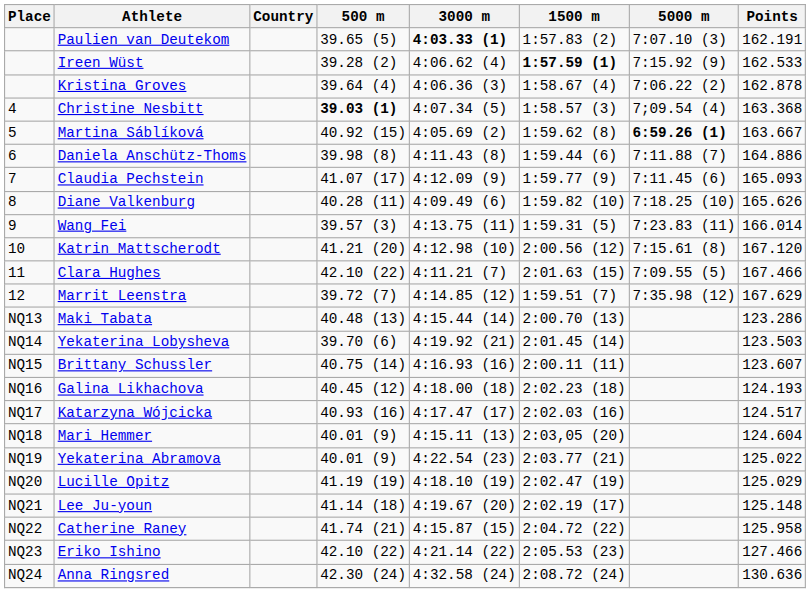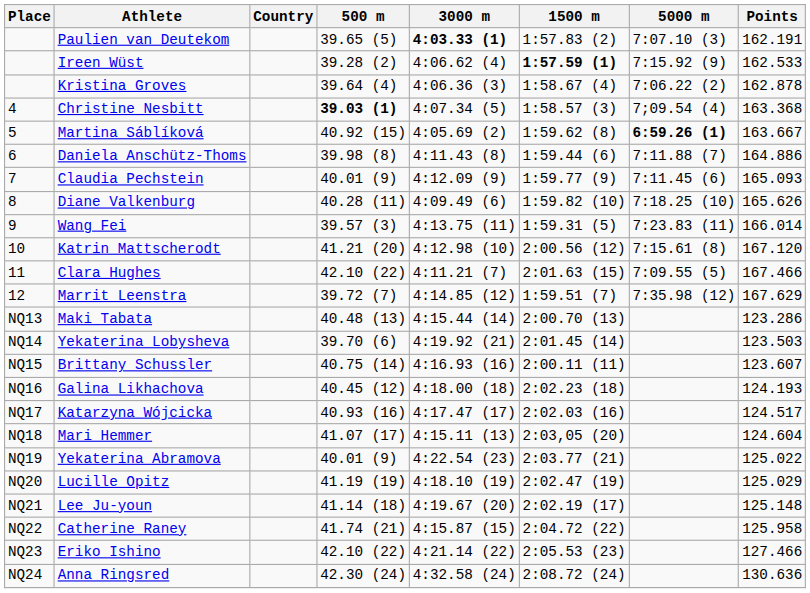(363, 179) 41.07 (17) -> (359, 179) 40.01 (9)
(359, 436) 40.01 (9) -> (363, 436) 41.07 (17)
